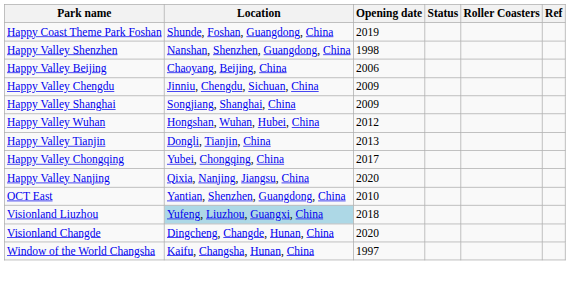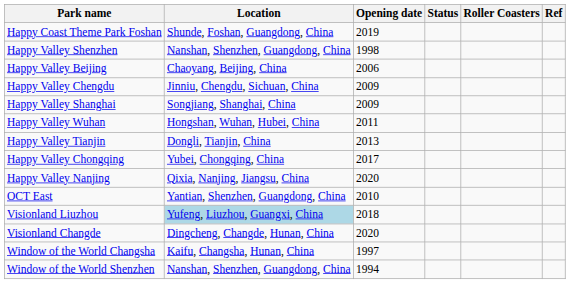(367, 123) 2012 -> (367, 123) 2011
+ row: (81, 269)
